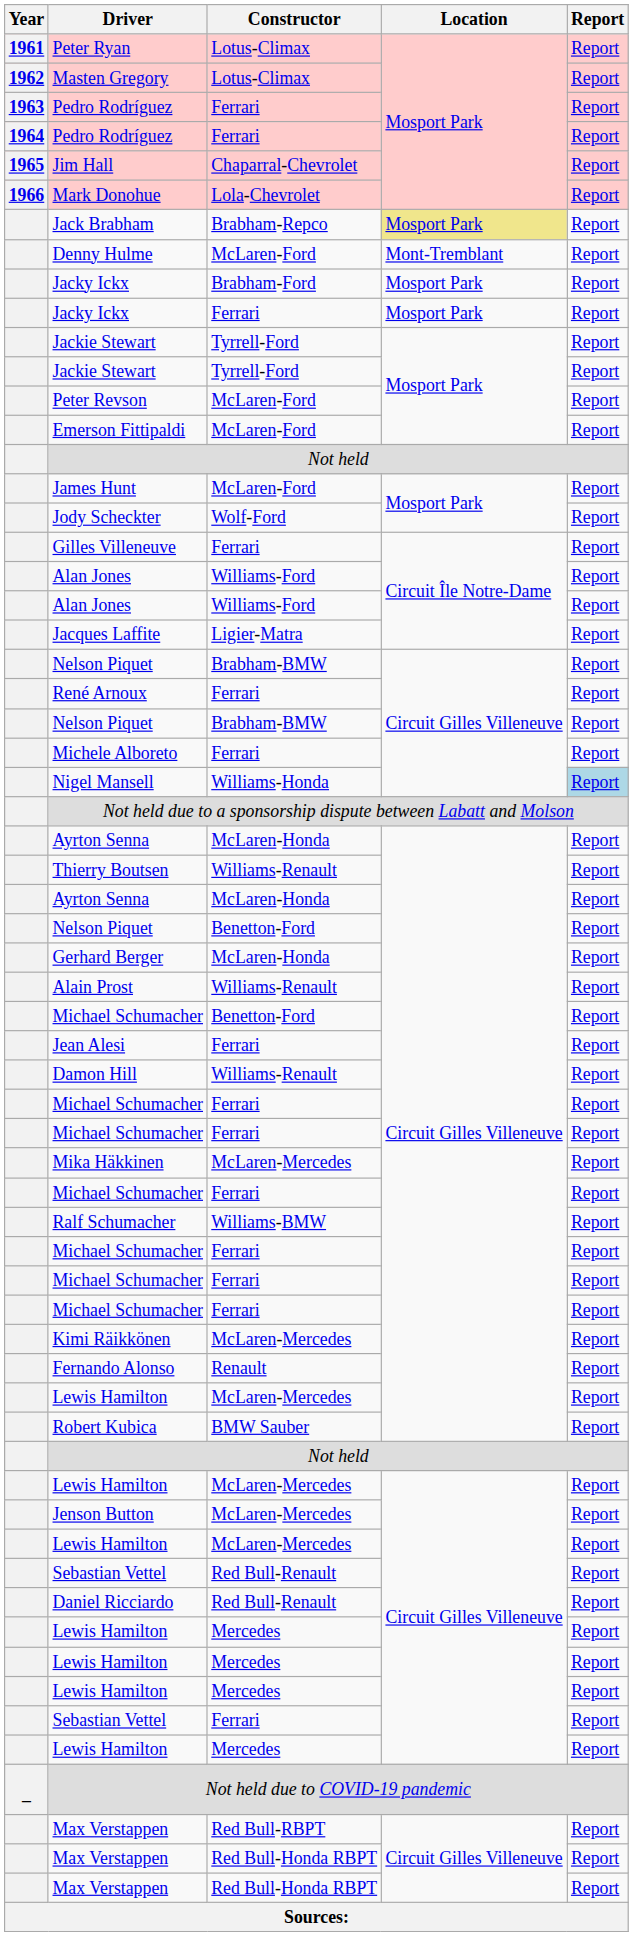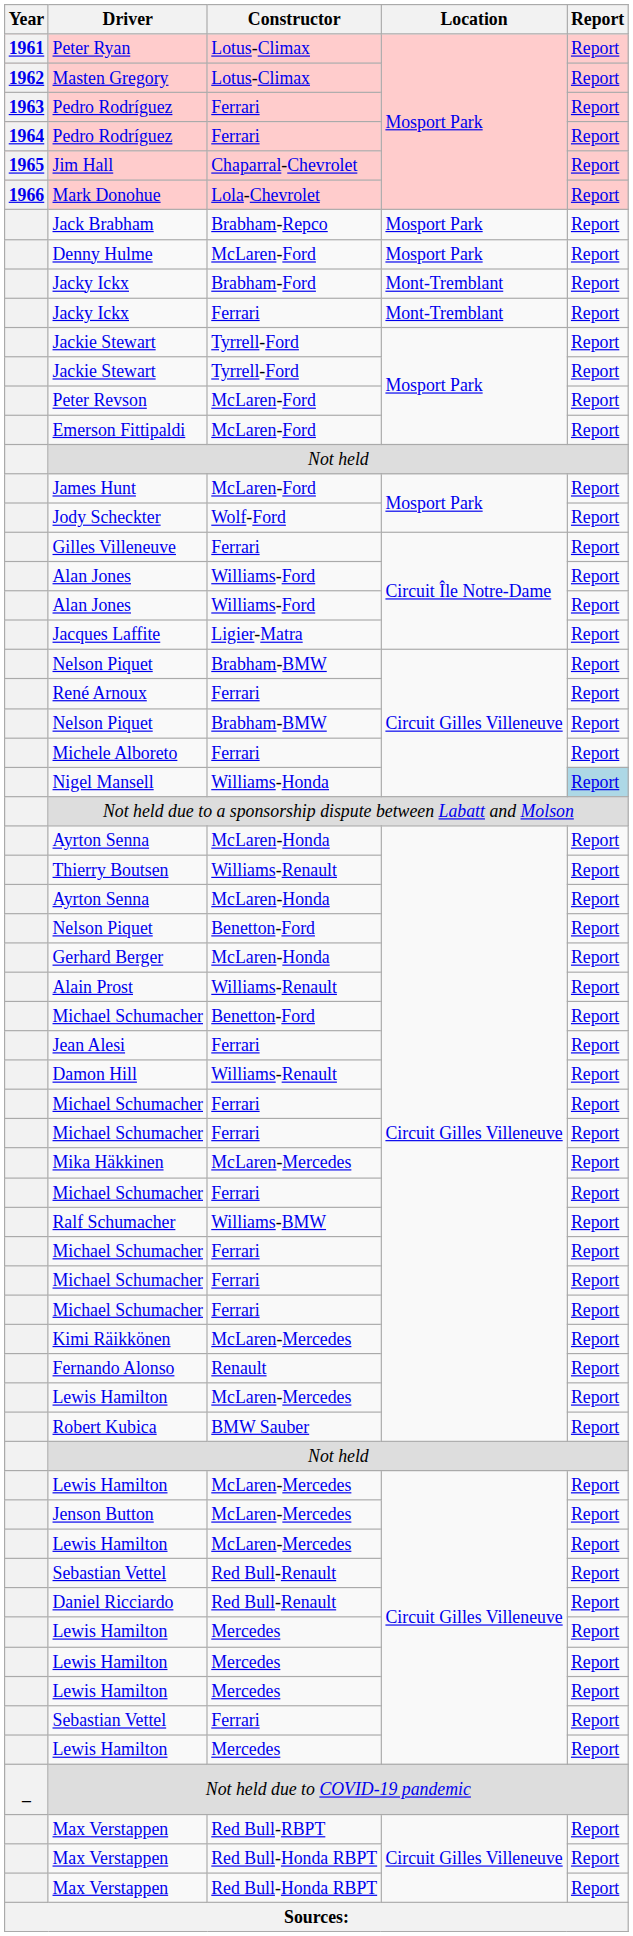(434, 224) khaki background -> (434, 224) no background
(444, 253) Mont-Tremblant -> (434, 253) Mosport Park
(434, 283) Mosport Park -> (444, 283) Mont-Tremblant
(434, 312) Mosport Park -> (444, 312) Mont-Tremblant
